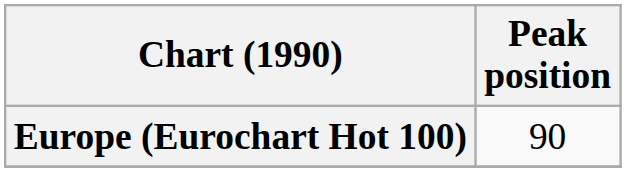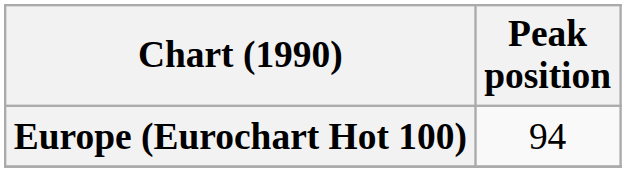(548, 135) 90 -> (548, 135) 94
